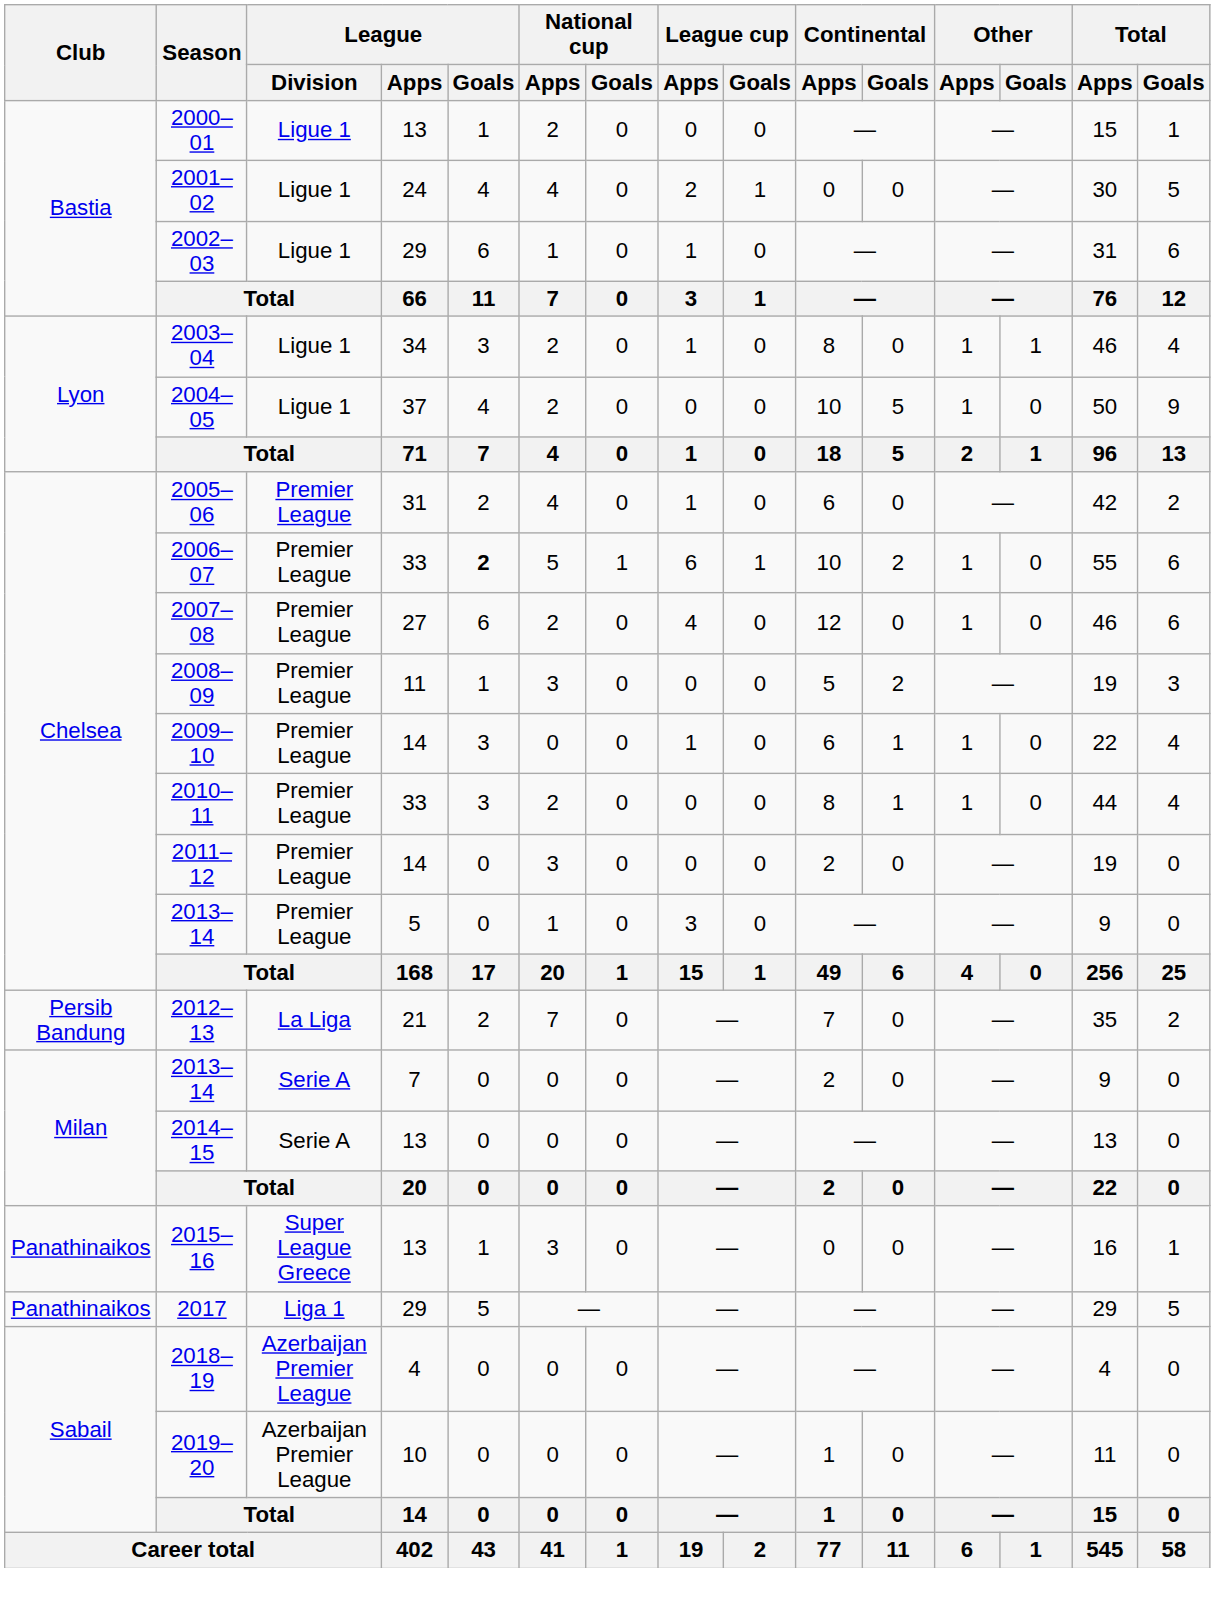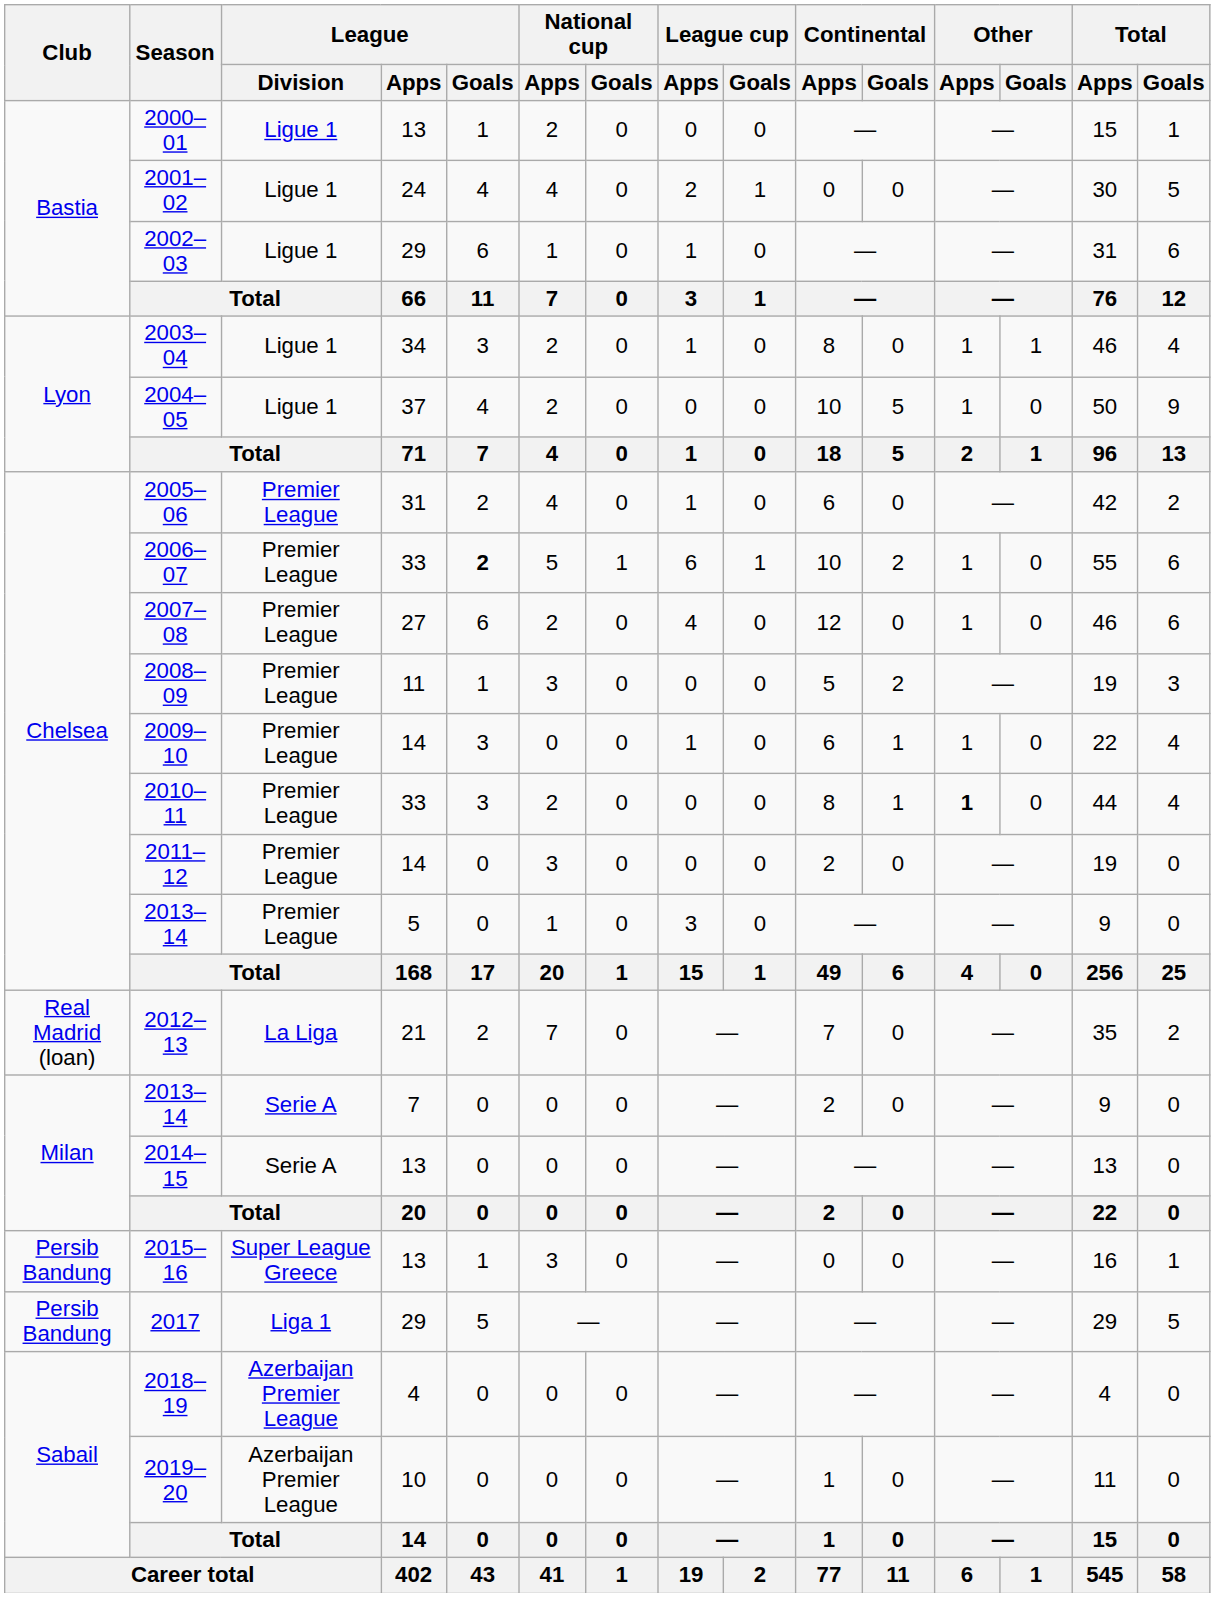(967, 803) normal -> (967, 803) bold
(81, 1019) Persib Bandung -> (67, 1032) Real Madrid (loan)
(81, 1248) Panathinaikos -> (67, 1260) Persib Bandung
(81, 1308) Panathinaikos -> (67, 1321) Persib Bandung
